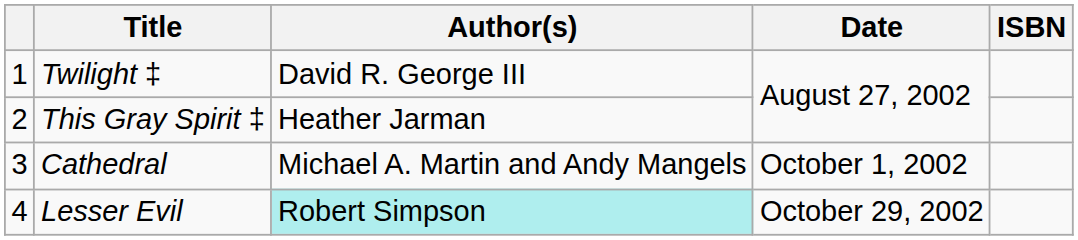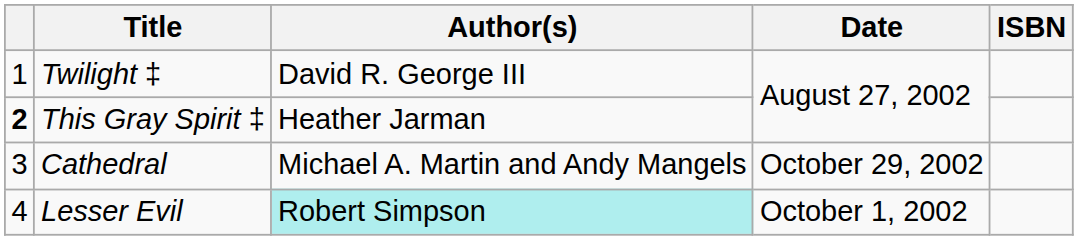(20, 119) normal -> (20, 119) bold
(864, 165) October 1, 2002 -> (872, 165) October 29, 2002
(872, 211) October 29, 2002 -> (864, 211) October 1, 2002
